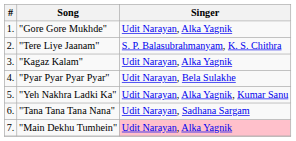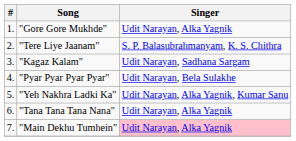(177, 61) Udit Narayan, Alka Yagnik -> (186, 61) Udit Narayan, Sadhana Sargam
(186, 111) Udit Narayan, Sadhana Sargam -> (177, 111) Udit Narayan, Alka Yagnik
